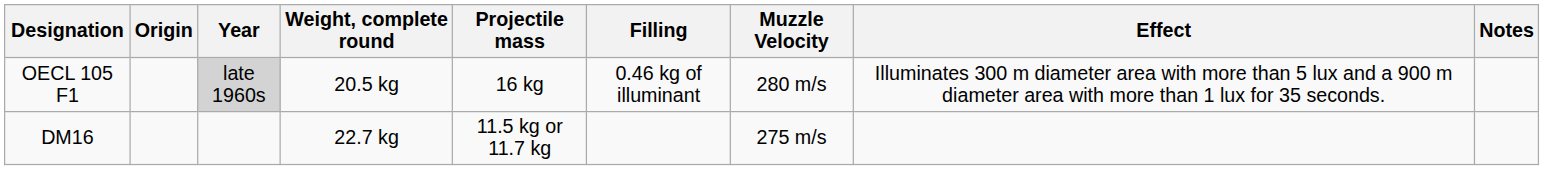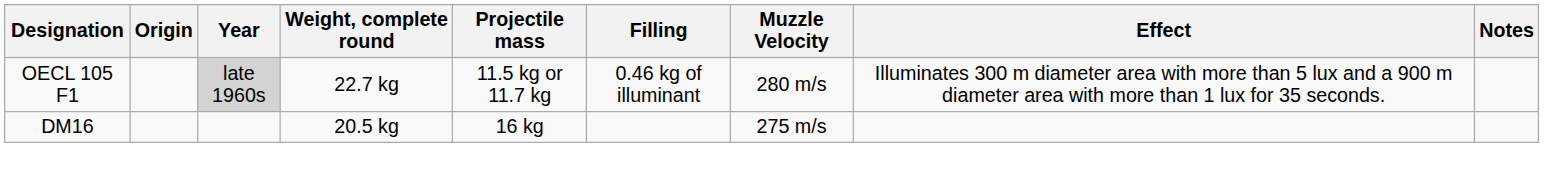(367, 84) 20.5 kg -> (367, 84) 22.7 kg
(520, 84) 16 kg -> (520, 84) 11.5 kg or 11.7 kg
(367, 137) 22.7 kg -> (367, 126) 20.5 kg
(520, 137) 11.5 kg or 11.7 kg -> (520, 126) 16 kg
